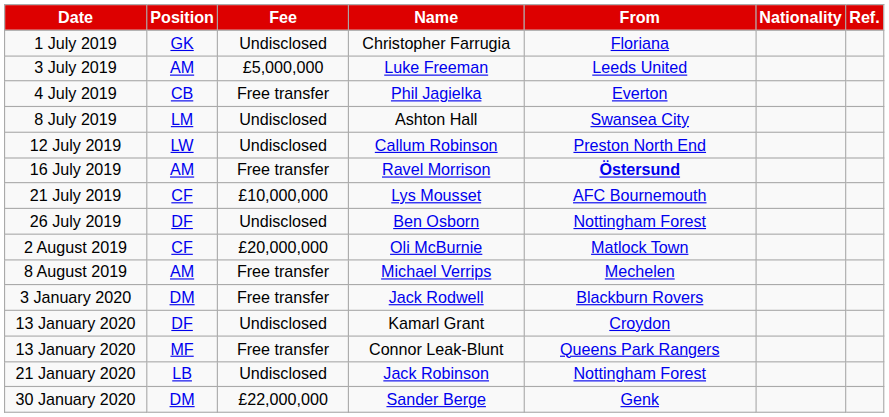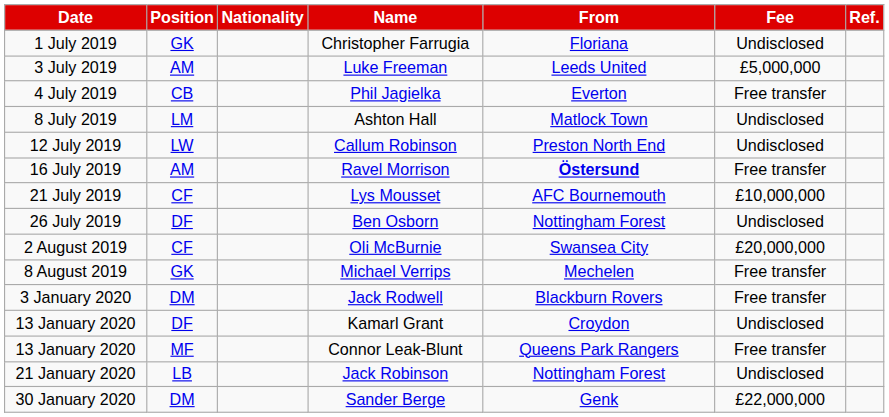columns swapped: (801, 18) <-> (283, 18)
(640, 120) Swansea City -> (599, 120) Matlock Town
(640, 247) Matlock Town -> (599, 247) Swansea City
(182, 272) AM -> (182, 272) GK
